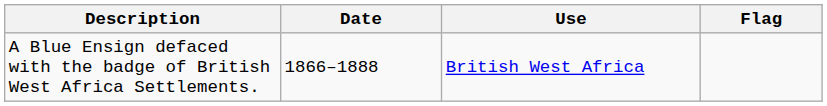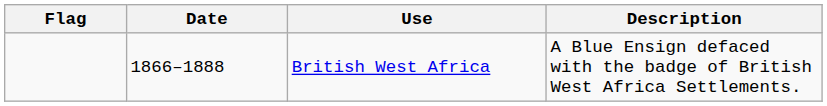columns swapped: (761, 19) <-> (142, 19)
